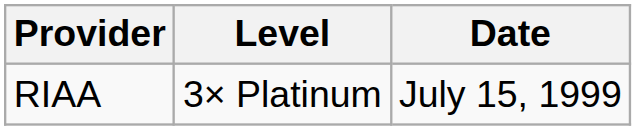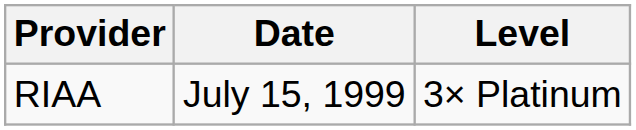columns swapped: (282, 34) <-> (510, 34)
